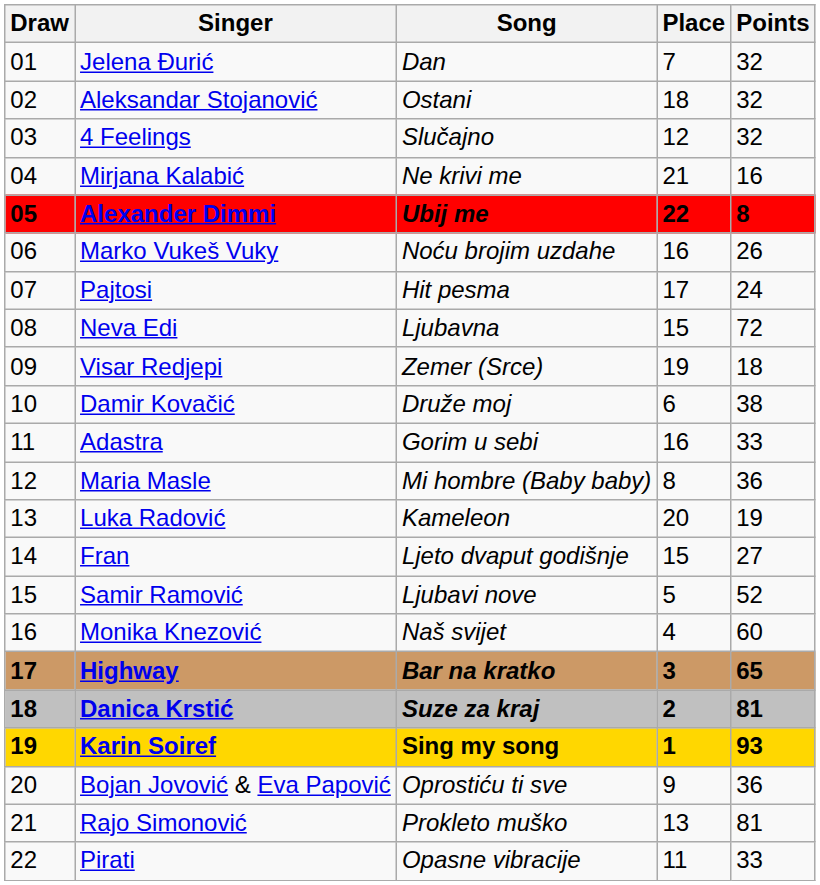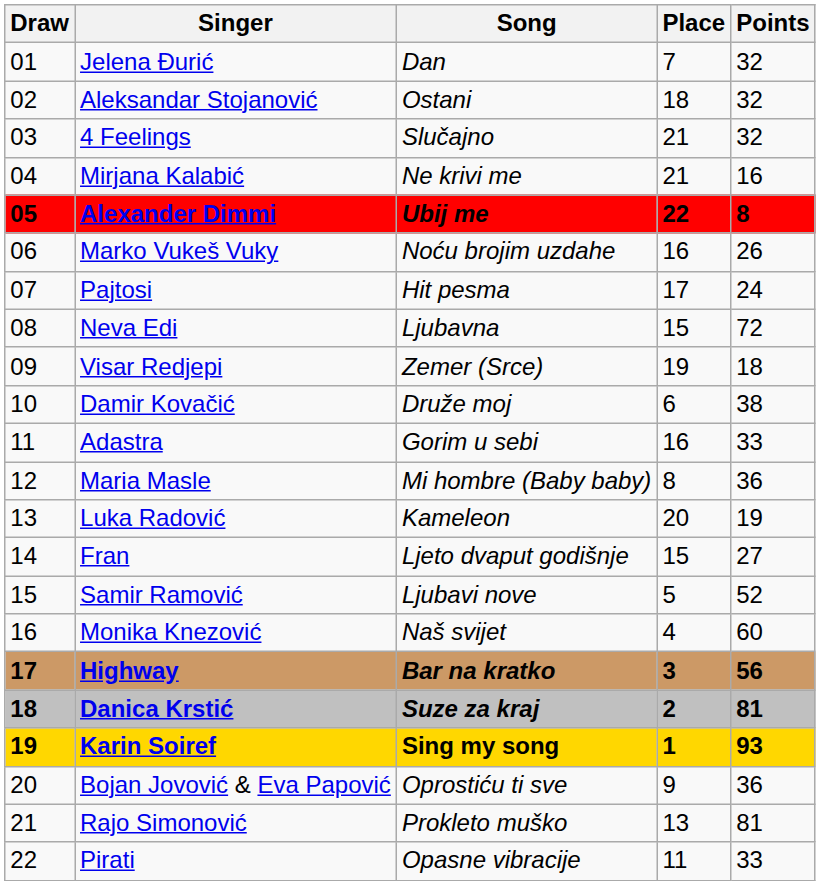(676, 137) 12 -> (676, 137) 21
(750, 670) 65 -> (750, 670) 56
